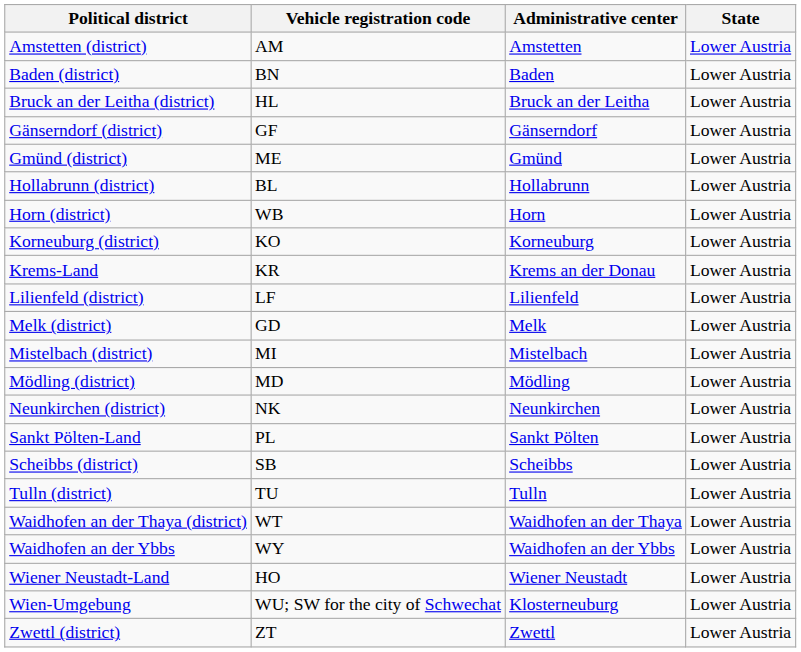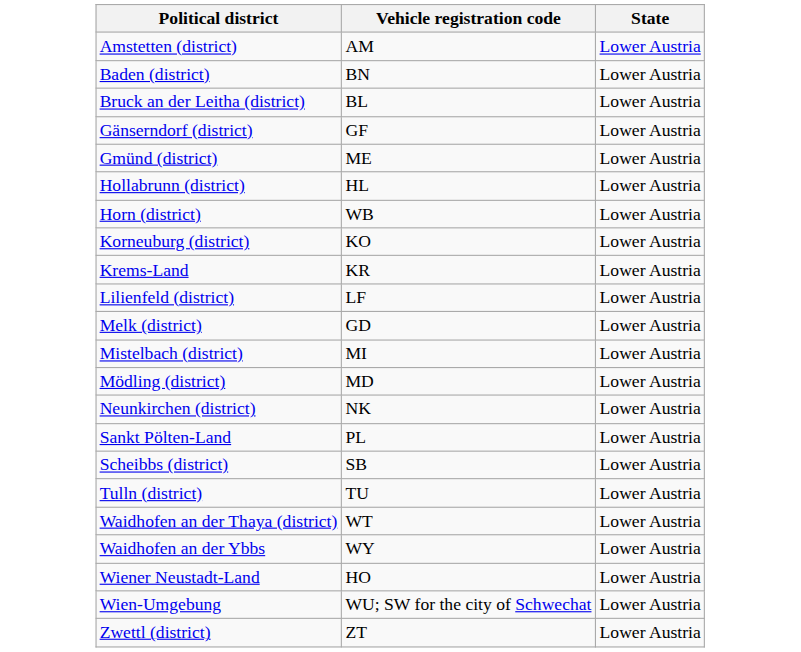- column: (596, 18)
(267, 102) HL -> (357, 102) BL
(266, 185) BL -> (357, 185) HL
